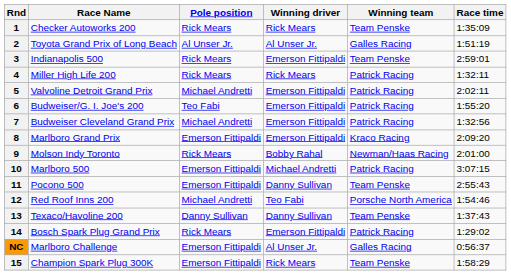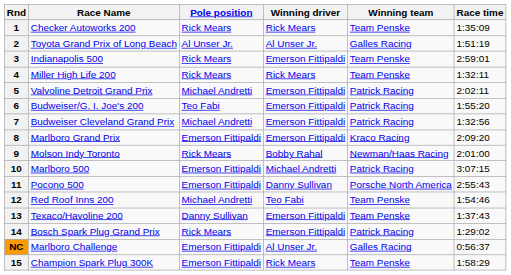(382, 74) Patrick Racing -> (380, 74) Team Penske
(380, 184) Team Penske -> (401, 184) Porsche North America
(401, 200) Porsche North America -> (380, 200) Team Penske
(299, 215) Danny Sullivan -> (305, 215) Emerson Fittipaldi
